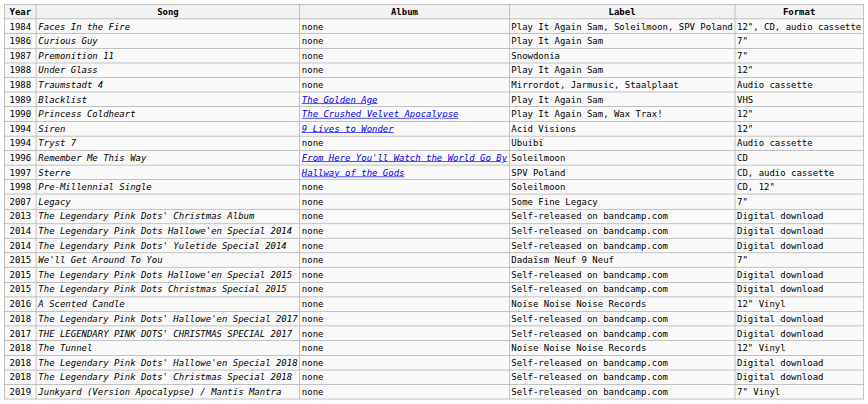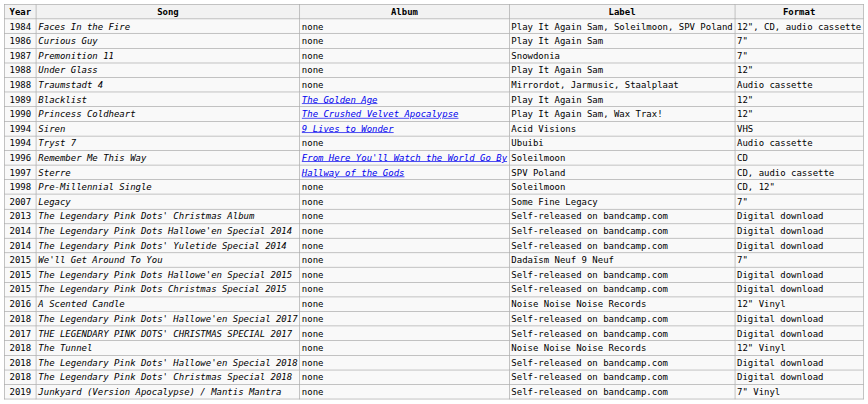(745, 99) VHS -> (745, 99) 12"
(745, 129) 12" -> (745, 129) VHS
